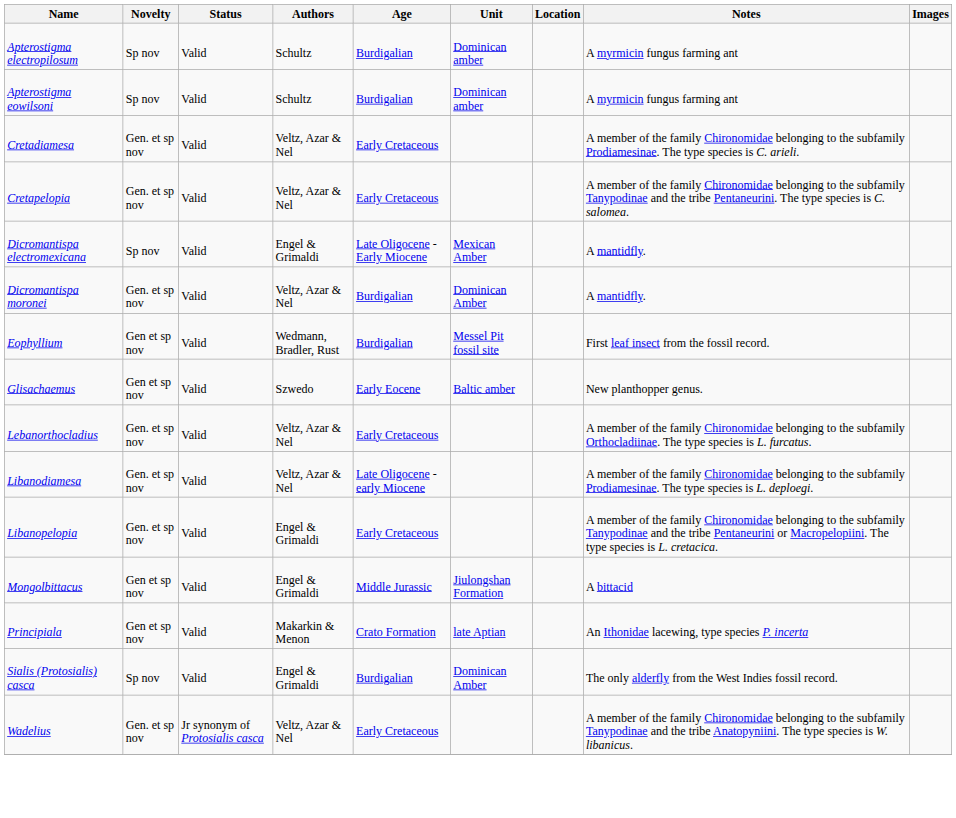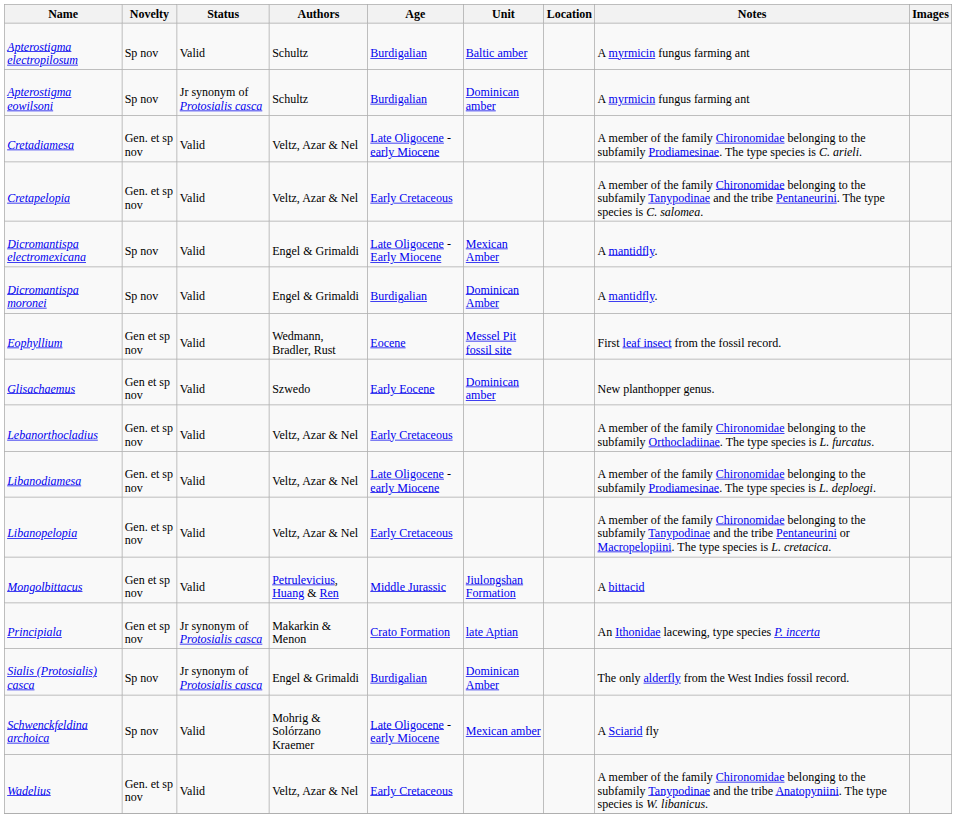(480, 53) Dominican amber -> (497, 53) Baltic amber
(194, 99) Valid -> (221, 99) Jr synonym of Protosialis casca
(397, 145) Early Cretaceous -> (411, 145) Late Oligocene - early Miocene
(150, 296) Gen. et sp nov -> (142, 296) Sp nov
(308, 296) Veltz, Azar & Nel -> (315, 296) Engel & Grimaldi
(384, 342) Burdigalian -> (388, 342) Eocene
(484, 389) Baltic amber -> (492, 389) Dominican amber
(297, 533) Engel & Grimaldi -> (315, 533) Veltz, Azar & Nel
(297, 586) Engel & Grimaldi -> (305, 586) Petrulevicius, Huang & Ren
(194, 632) Valid -> (221, 632) Jr synonym of Protosialis casca
(194, 678) Valid -> (221, 678) Jr synonym of Protosialis casca
+ row: (47, 731)
(223, 731) Jr synonym of Protosialis casca -> (192, 791) Valid
